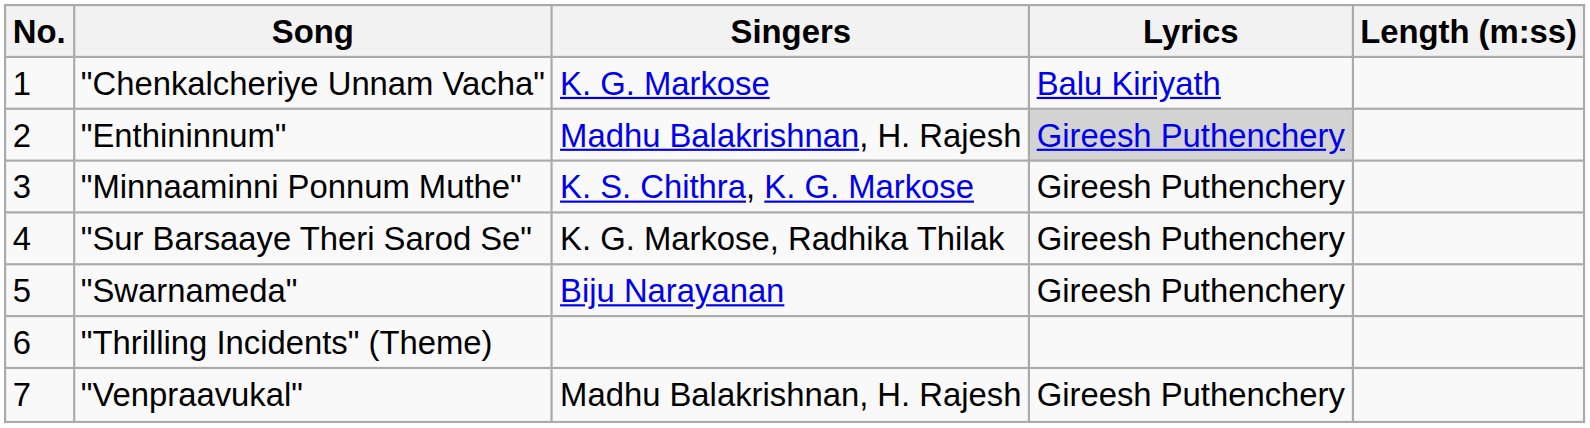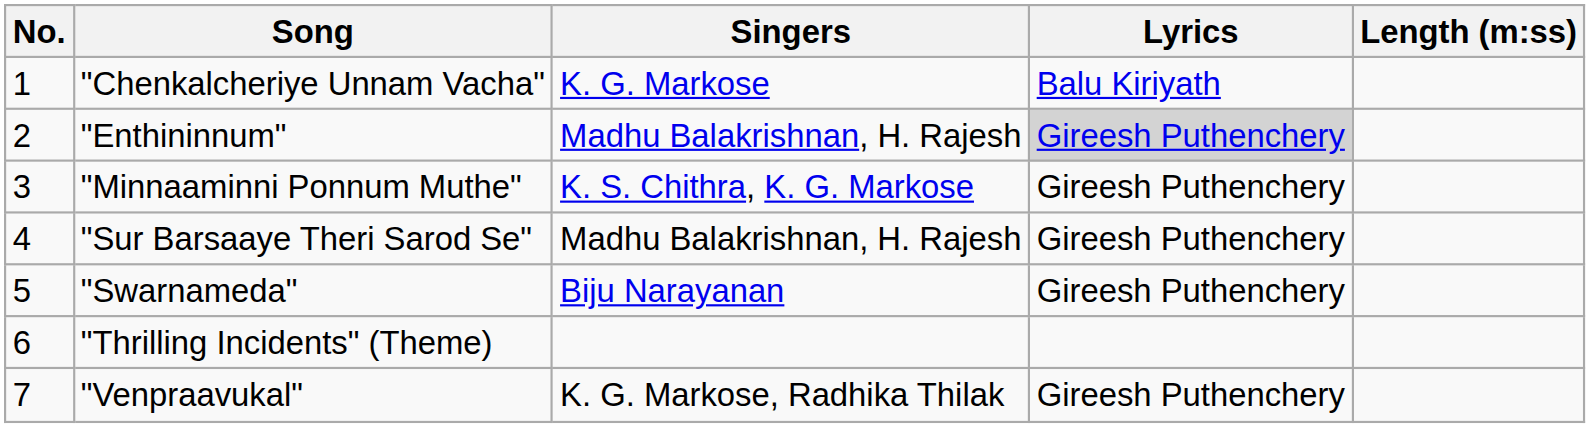(782, 239) K. G. Markose, Radhika Thilak -> (791, 239) Madhu Balakrishnan, H. Rajesh
(791, 395) Madhu Balakrishnan, H. Rajesh -> (782, 395) K. G. Markose, Radhika Thilak
